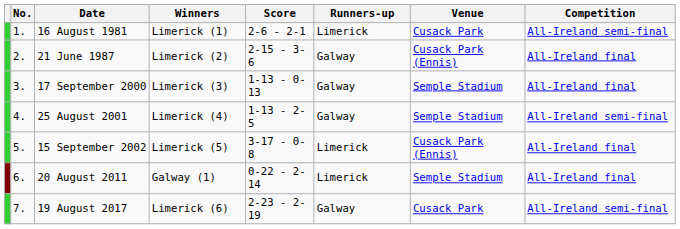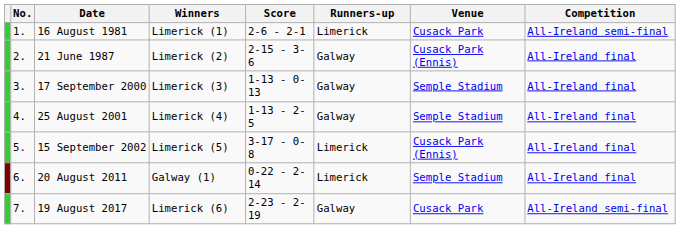(598, 116) All-Ireland semi-final -> (582, 116) All-Ireland final
